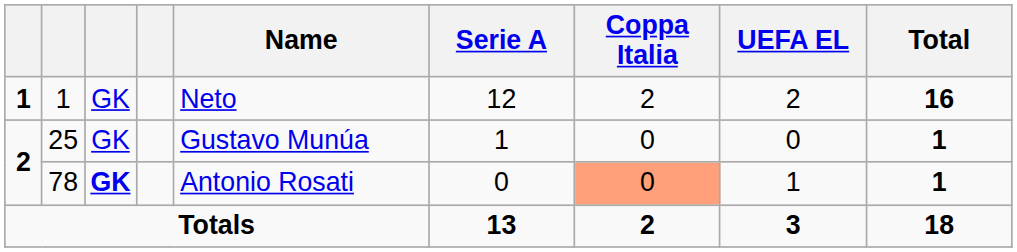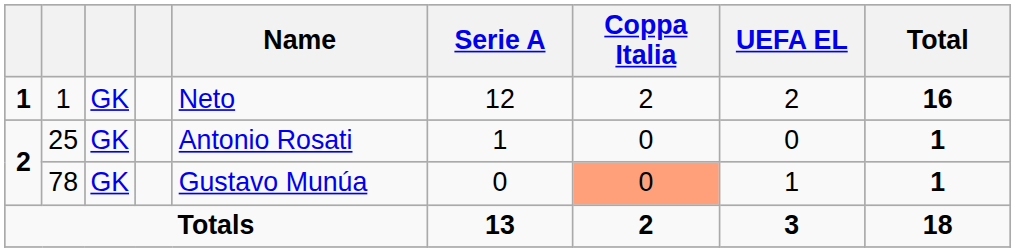(274, 140) Gustavo Munúa -> (266, 140) Antonio Rosati
(110, 182) bold -> (110, 182) normal
(267, 182) Antonio Rosati -> (273, 182) Gustavo Munúa
